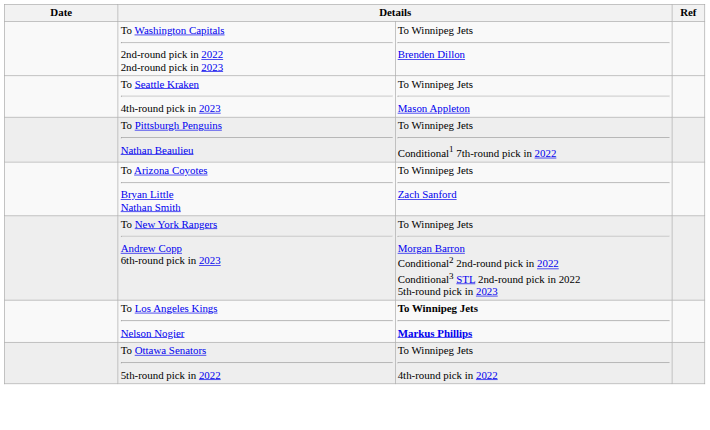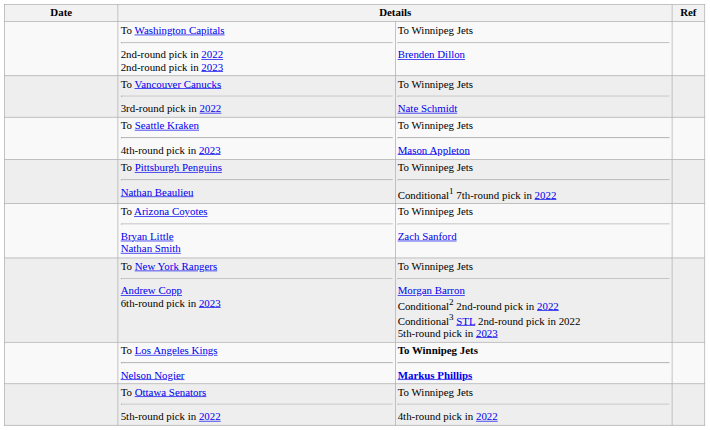+ row: (257, 96)
